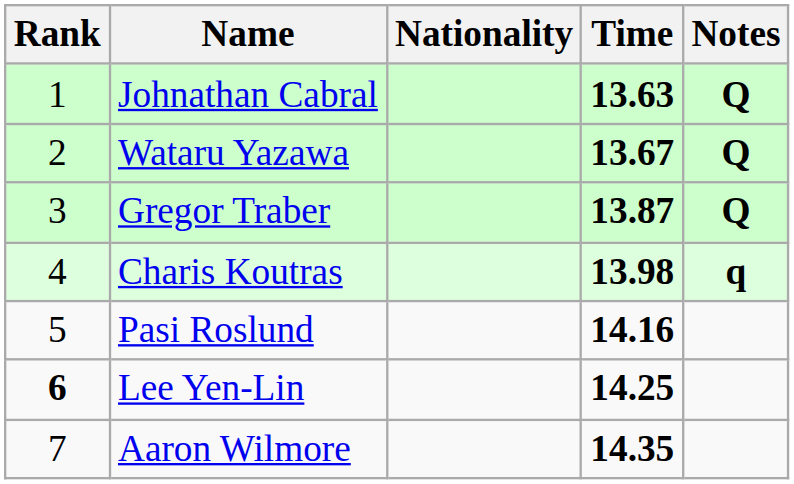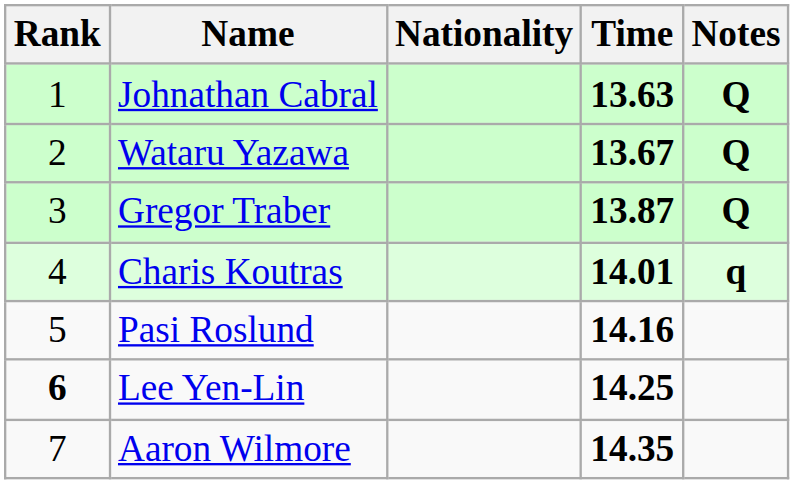(632, 270) 13.98 -> (632, 270) 14.01
